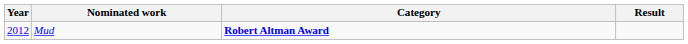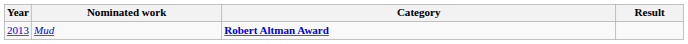(18, 30) 2012 -> (18, 30) 2013
